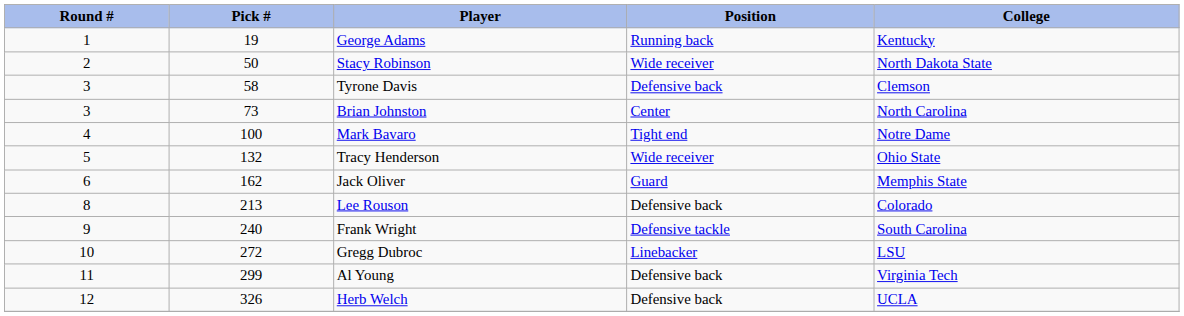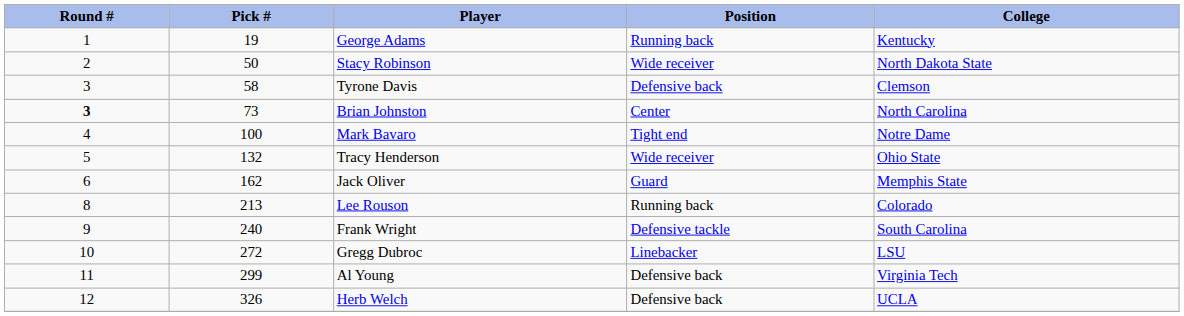(87, 110) normal -> (87, 110) bold
(676, 205) Defensive back -> (672, 205) Running back
